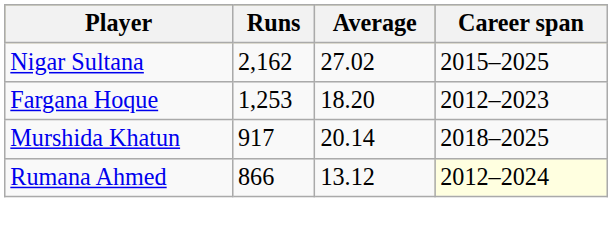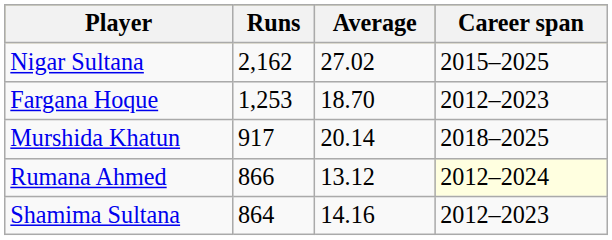(348, 100) 18.20 -> (348, 100) 18.70
+ row: (95, 215)
